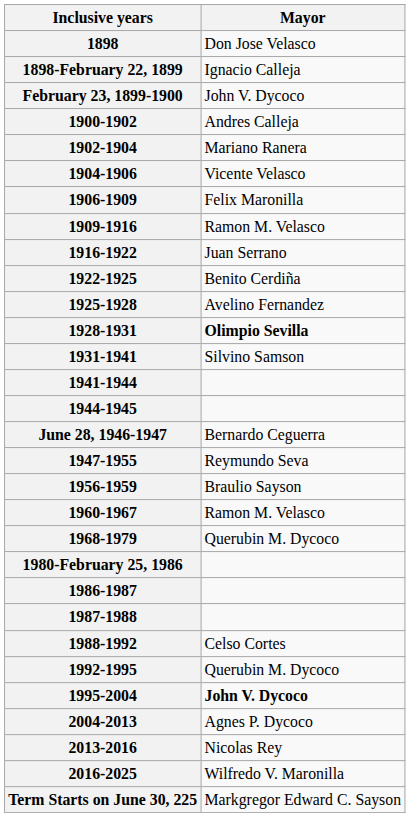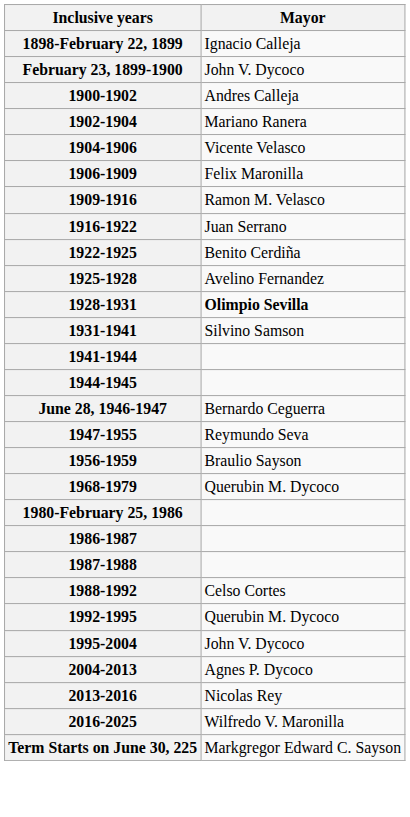- row: (103, 43)
- row: (103, 512)
(256, 695) bold -> (254, 643) normal
